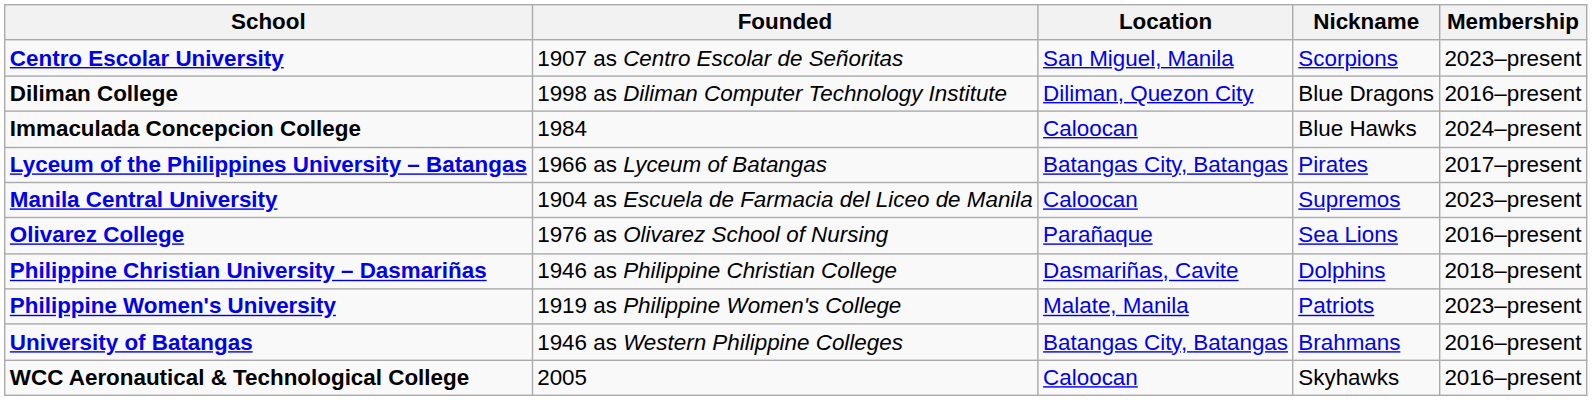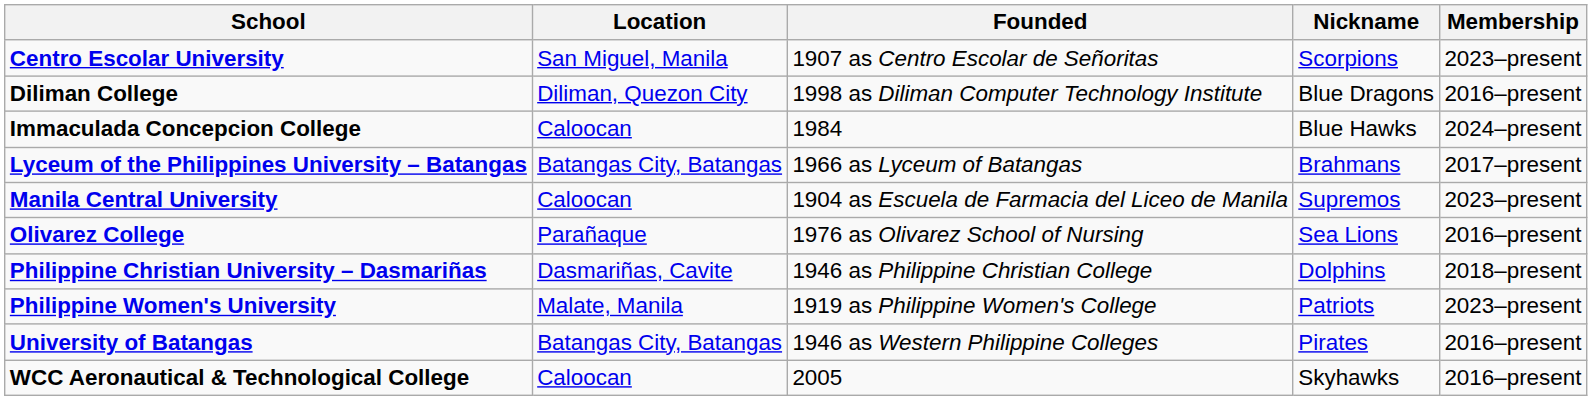columns swapped: (1166, 22) <-> (785, 22)
(1333, 164) Pirates -> (1349, 164) Brahmans
(1349, 341) Brahmans -> (1333, 341) Pirates
